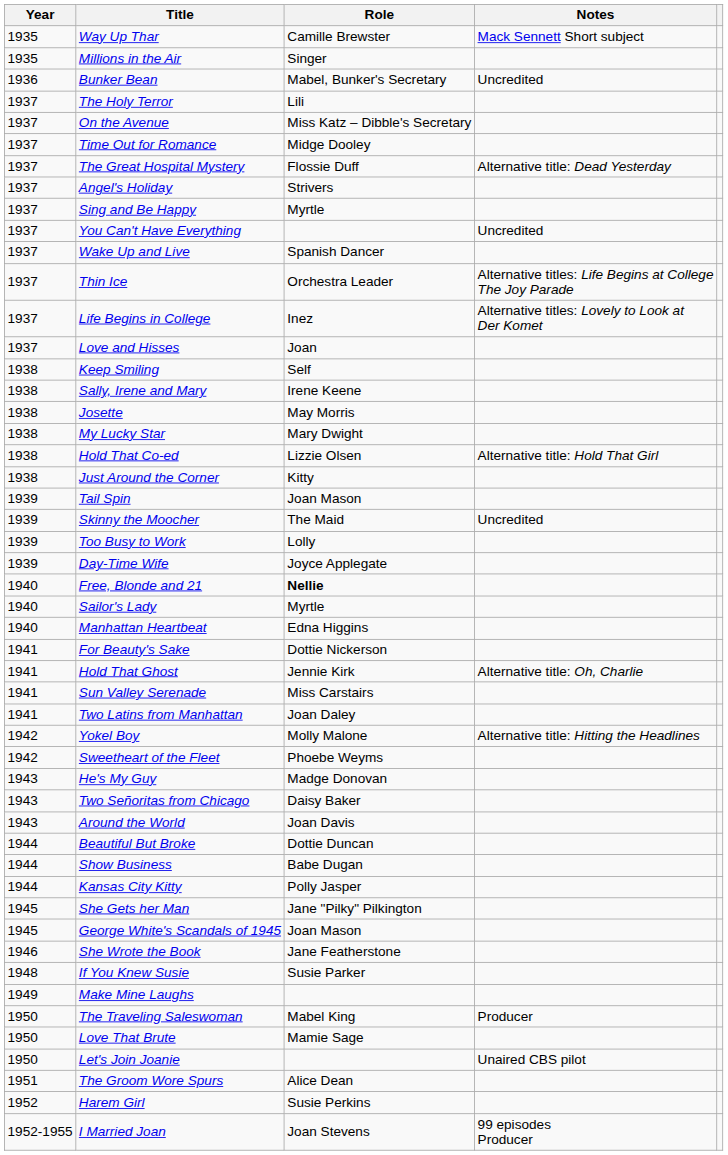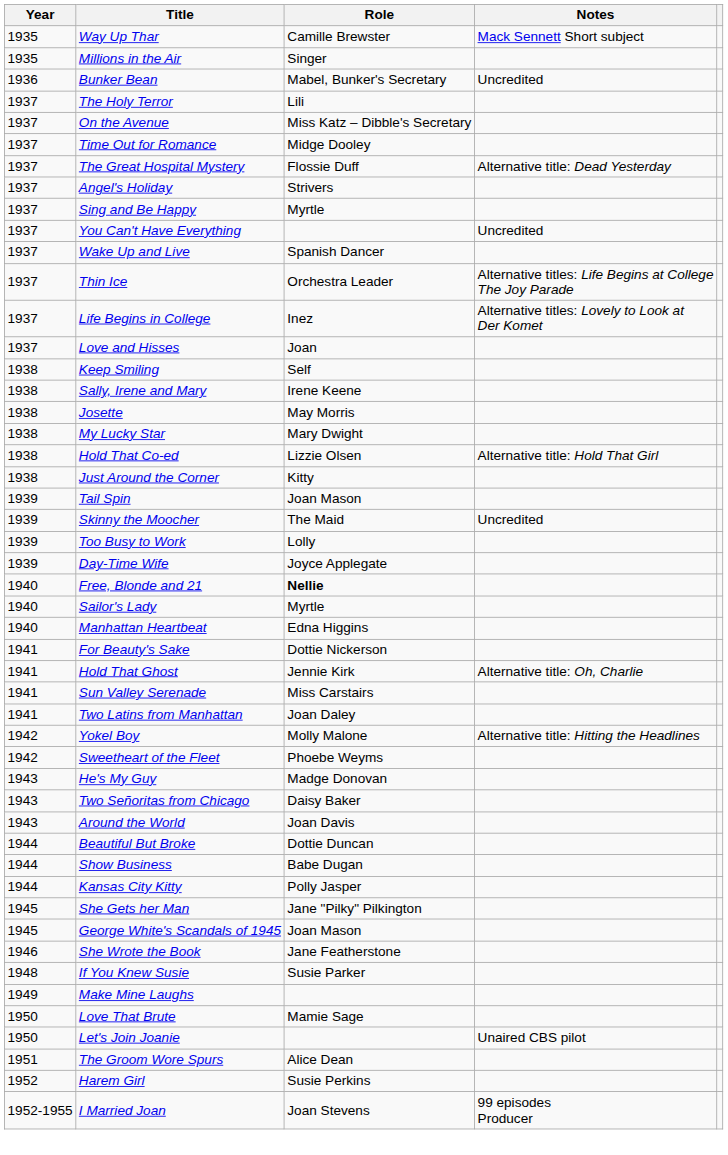- row: (161, 1016)
